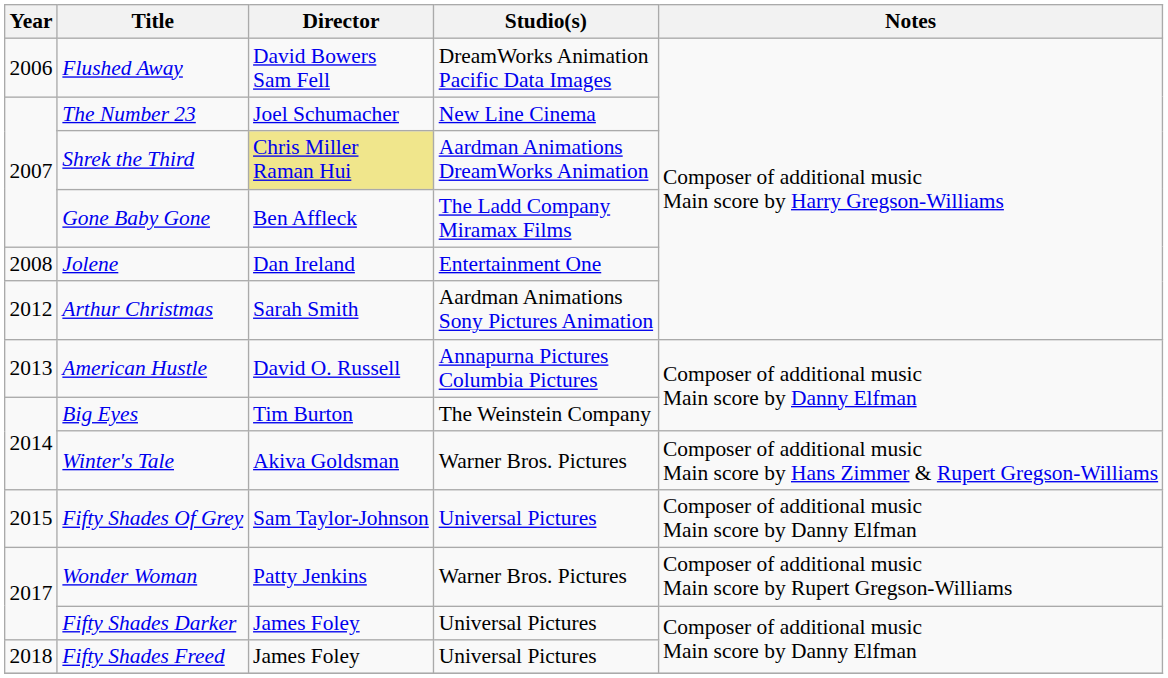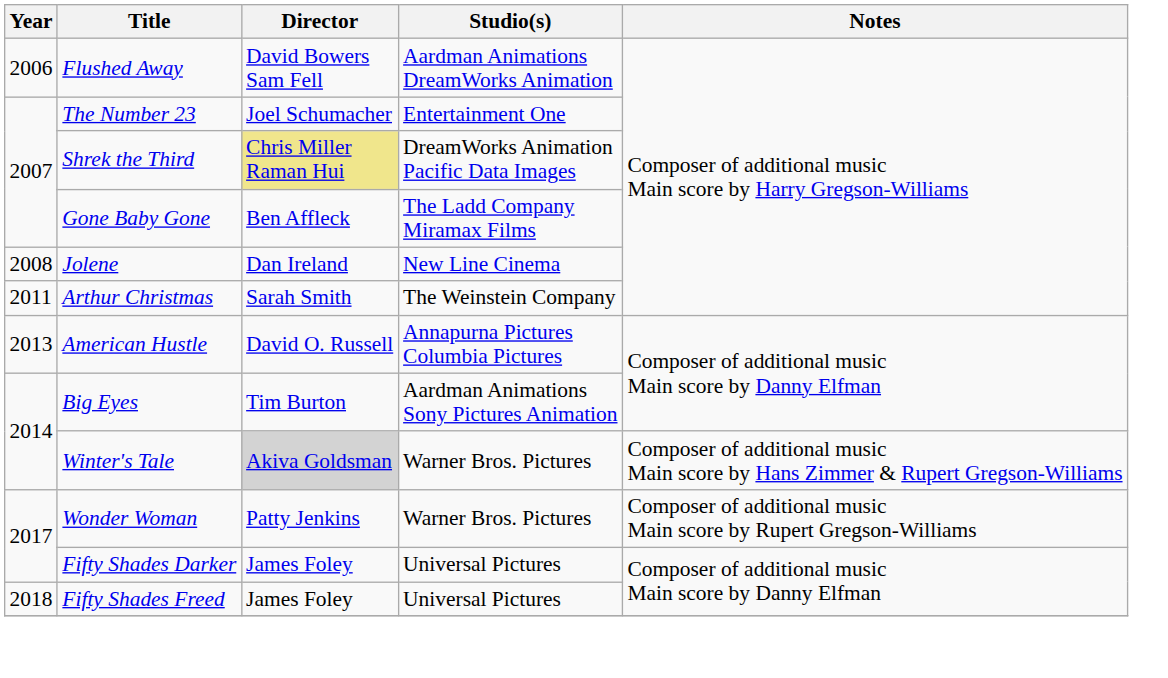(544, 67) DreamWorks Animation Pacific Data Images -> (508, 67) Aardman Animations DreamWorks Animation
(517, 113) New Line Cinema -> (484, 113) Entertainment One
(544, 159) Aardman Animations DreamWorks Animation -> (508, 159) DreamWorks Animation Pacific Data Images
(520, 263) Entertainment One -> (482, 263) New Line Cinema
(31, 309) 2012 -> (31, 297) 2011
(546, 309) Aardman Animations Sony Pictures Animation -> (509, 297) The Weinstein Company
(545, 414) The Weinstein Company -> (510, 402) Aardman Animations Sony Pictures Animation
(326, 460) no background -> (319, 460) lightgrey background
- row: (153, 518)
